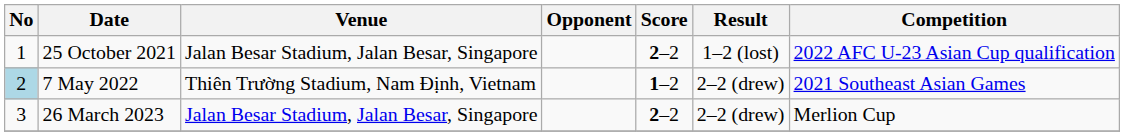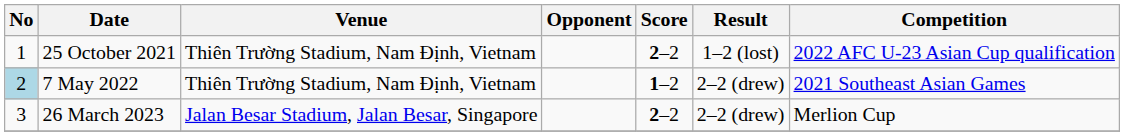(361, 51) Jalan Besar Stadium, Jalan Besar, Singapore -> (361, 51) Thiên Trường Stadium, Nam Định, Vietnam
